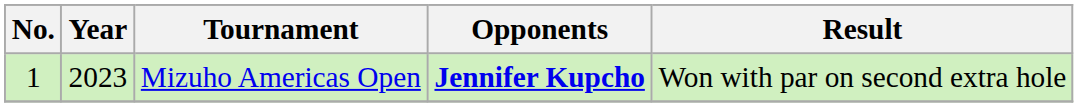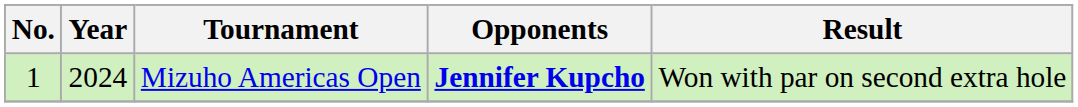(98, 77) 2023 -> (98, 77) 2024
